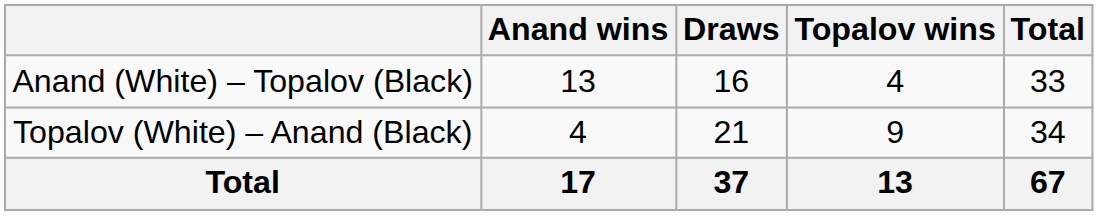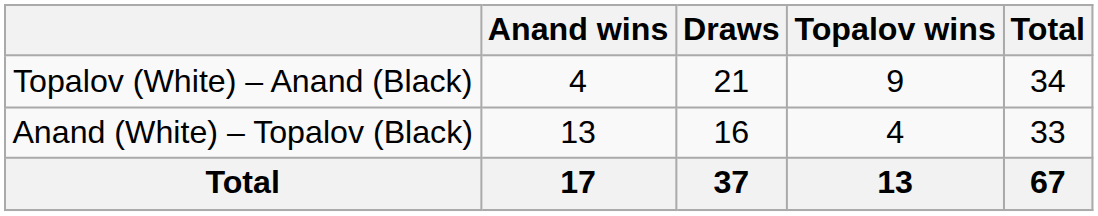rows swapped: (243, 81) <-> (243, 132)
